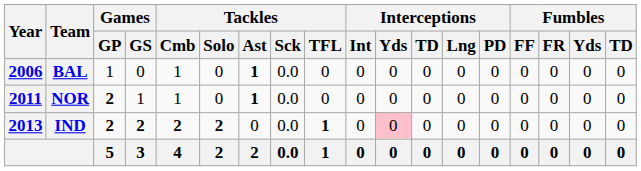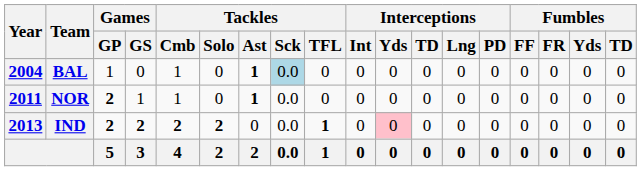(25, 71) 2006 -> (25, 71) 2004
(288, 71) no background -> (288, 71) lightblue background
